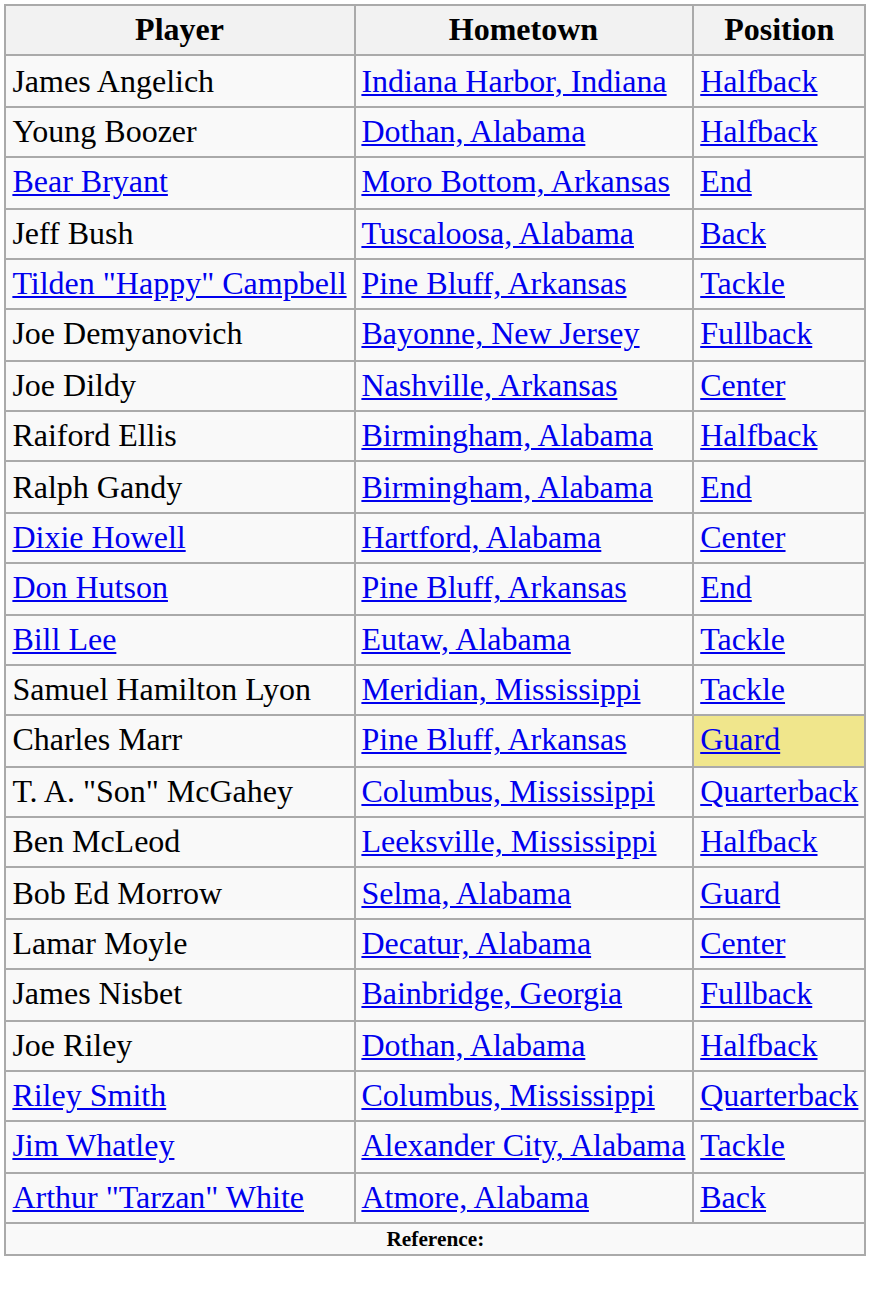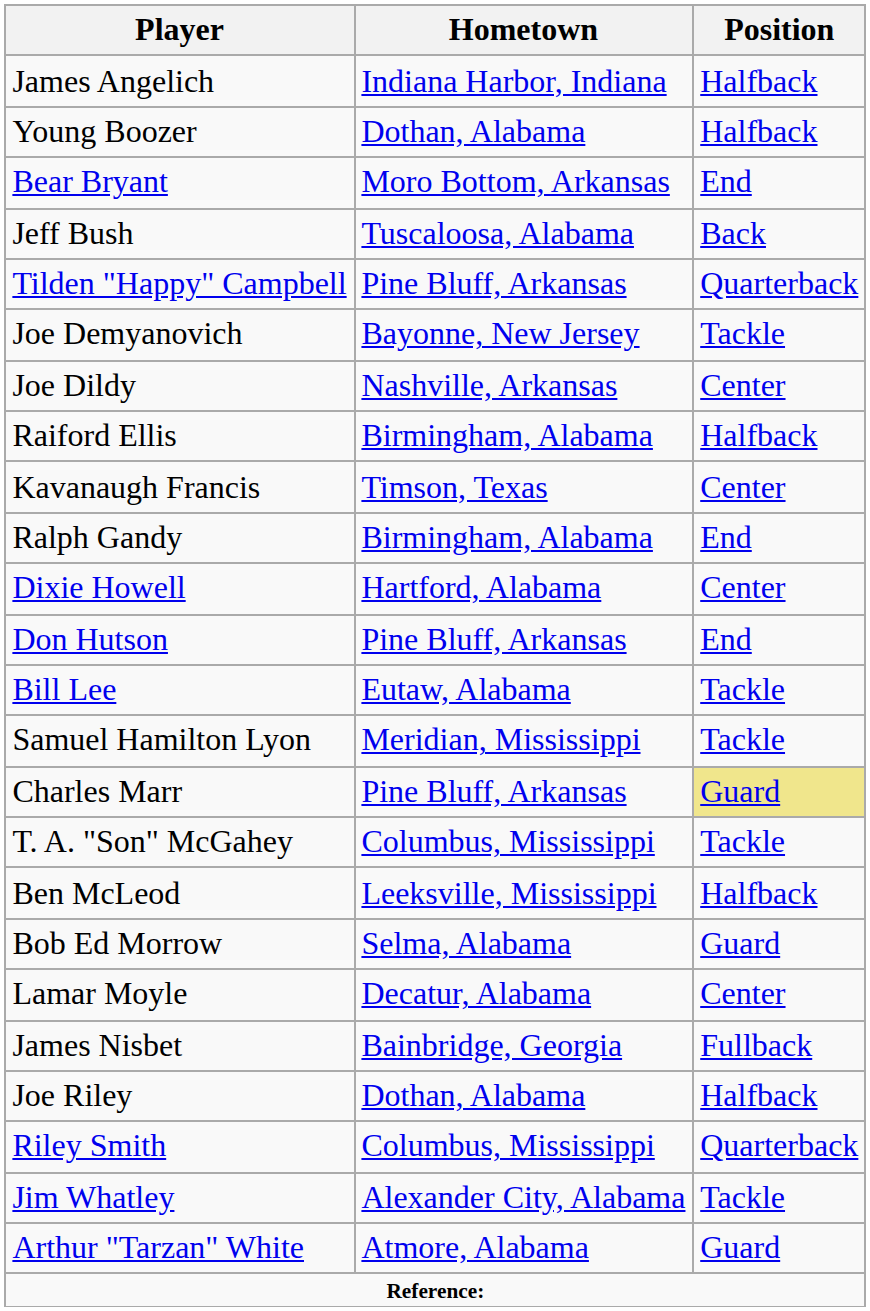(743, 283) Tackle -> (779, 283) Quarterback
(756, 334) Fullback -> (743, 334) Tackle
+ row: (136, 486)
(779, 791) Quarterback -> (743, 841) Tackle
(733, 1197) Back -> (740, 1247) Guard
